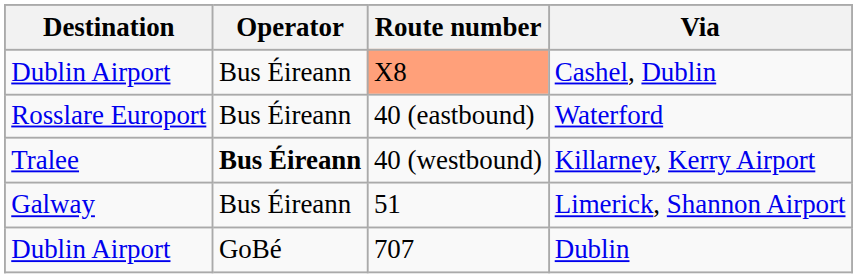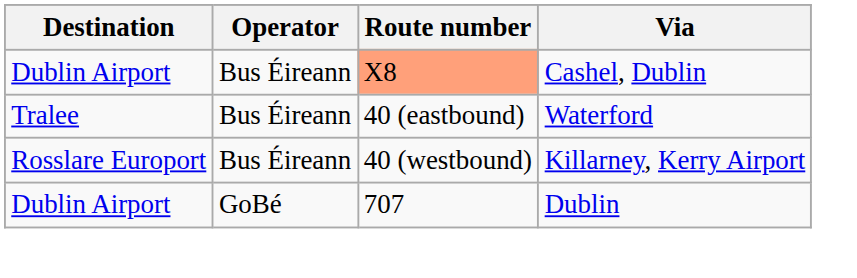(109, 115) Rosslare Europort -> (45, 115) Tralee
(45, 160) Tralee -> (109, 160) Rosslare Europort
(290, 160) bold -> (285, 160) normal
- row: (700, 204)
